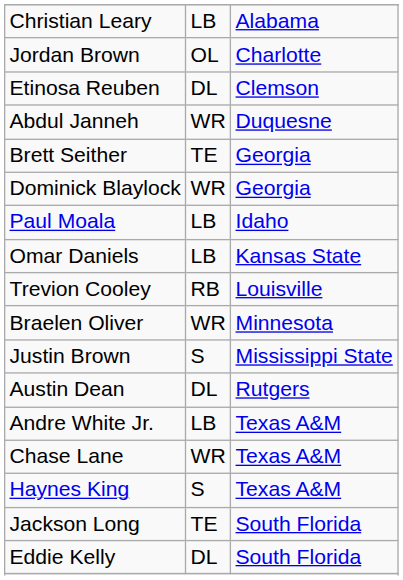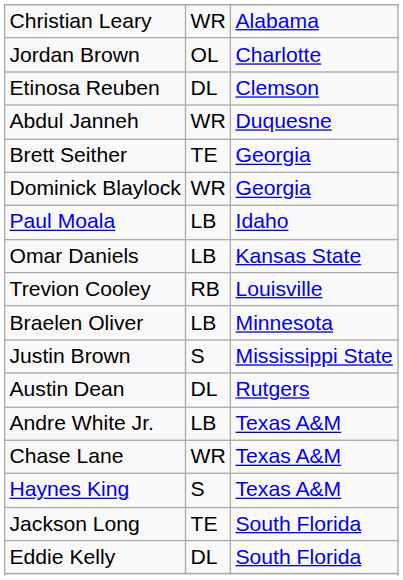(204, 21) LB -> (208, 21) WR
(208, 322) WR -> (204, 322) LB
